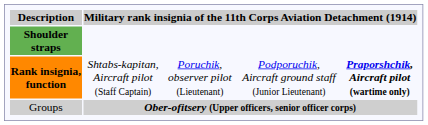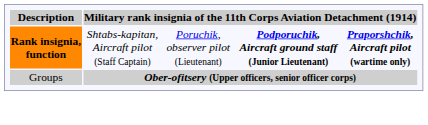- row: (46, 40)
(289, 77) normal -> (288, 47) bold
